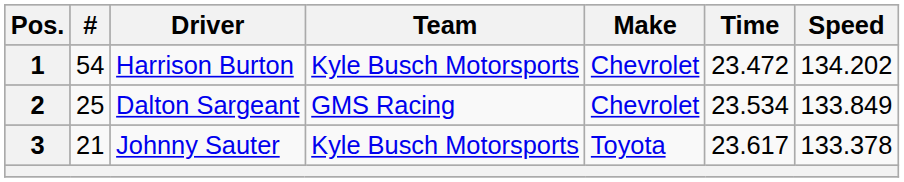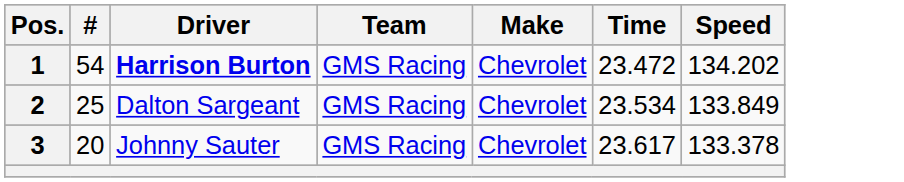(205, 65) normal -> (213, 65) bold
(445, 65) Kyle Busch Motorsports -> (394, 65) GMS Racing
(90, 146) 21 -> (90, 146) 20
(445, 146) Kyle Busch Motorsports -> (394, 146) GMS Racing
(628, 146) Toyota -> (532, 146) Chevrolet
